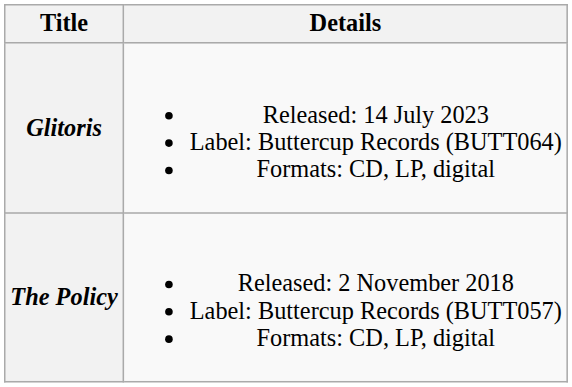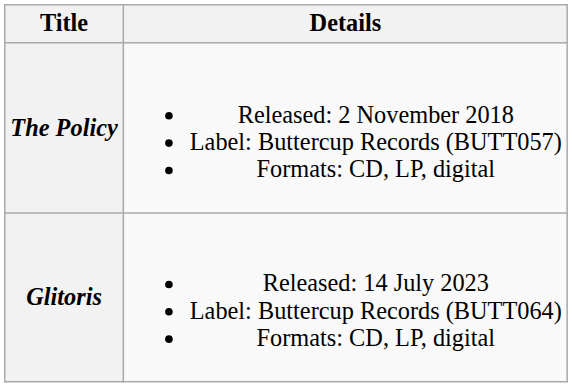rows swapped: (64, 297) <-> (64, 127)
